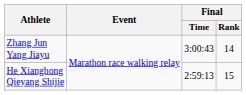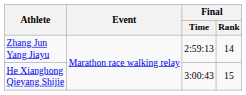(199, 49) 3:00:43 -> (199, 49) 2:59:13
(199, 76) 2:59:13 -> (199, 76) 3:00:43
